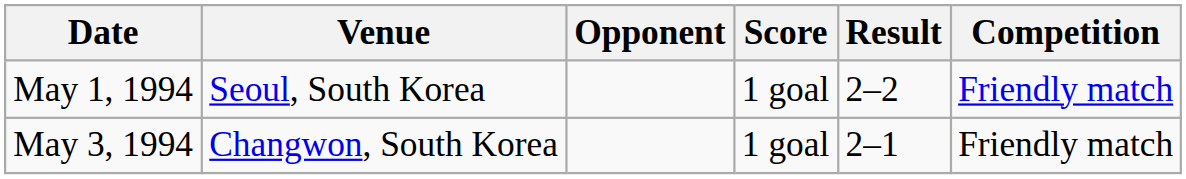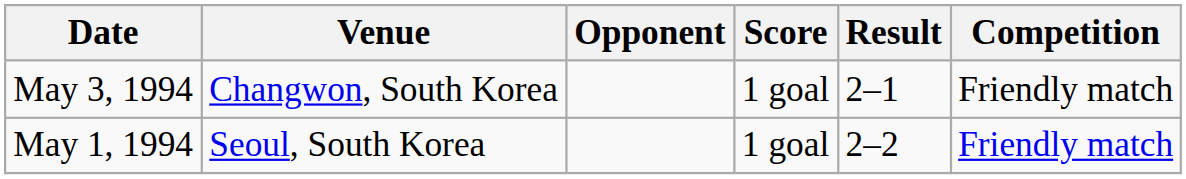rows swapped: (103, 88) <-> (103, 144)
